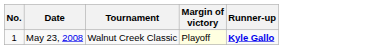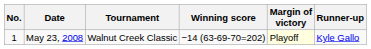+ column: (223, 17)
(251, 37) bold -> (338, 37) normal
